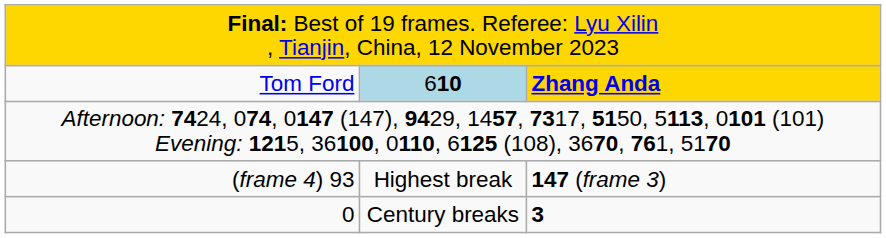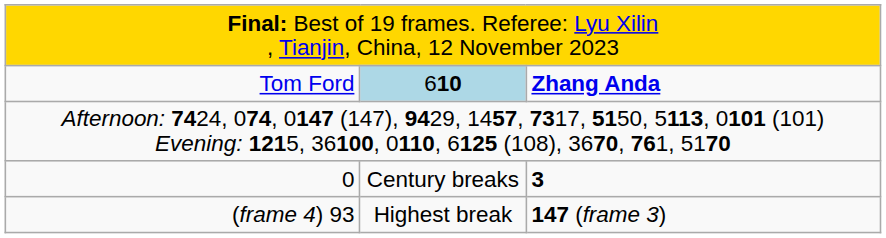(596, 83) gold background -> (596, 83) no background
rows swapped: (293, 179) <-> (348, 215)
